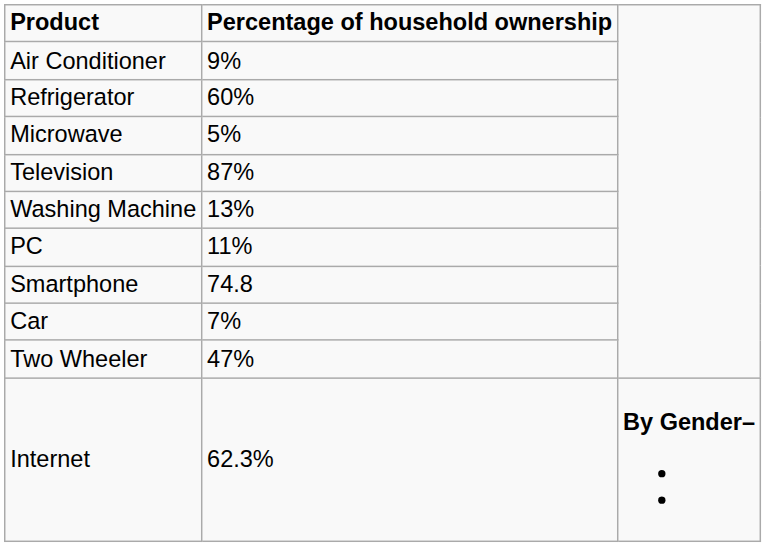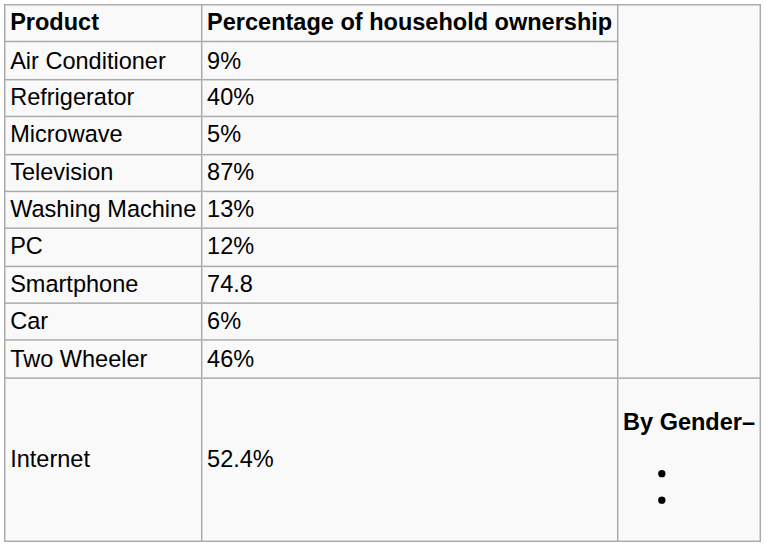(231, 97) 60% -> (231, 97) 40%
(230, 246) 11% -> (231, 246) 12%
(224, 321) 7% -> (224, 321) 6%
(231, 358) 47% -> (231, 358) 46%
(240, 459) 62.3% -> (240, 459) 52.4%
